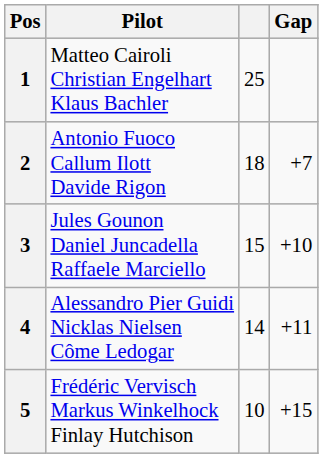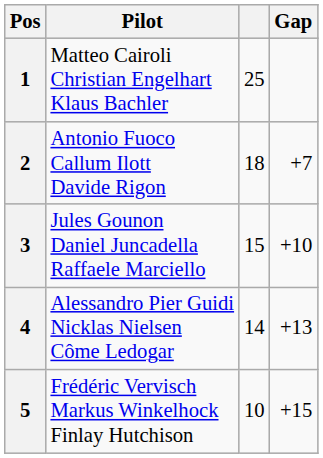(296, 327) +11 -> (296, 327) +13
